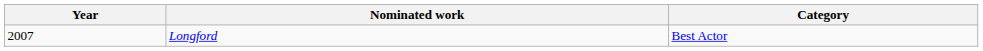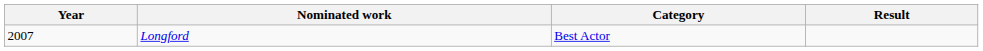+ column: (892, 14)
